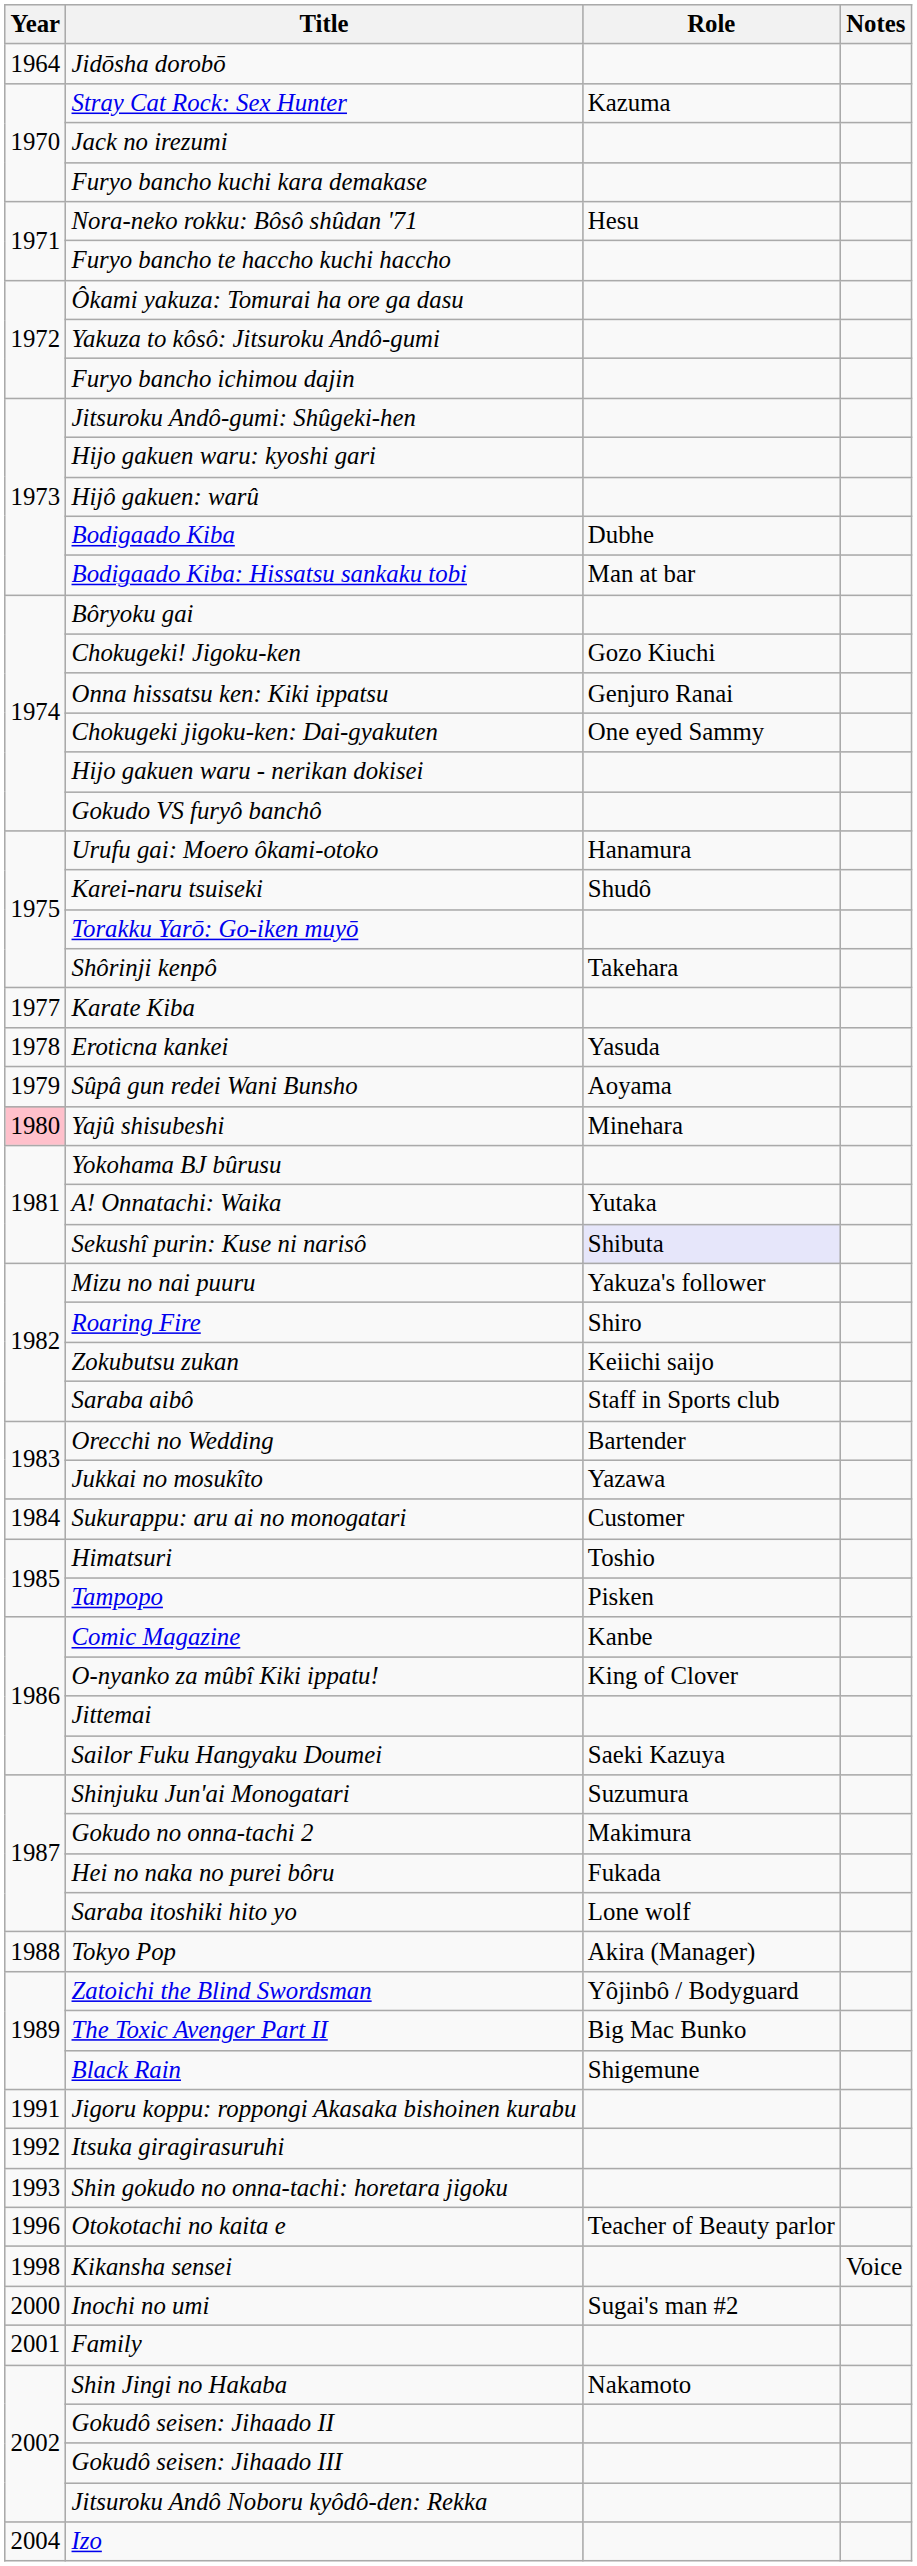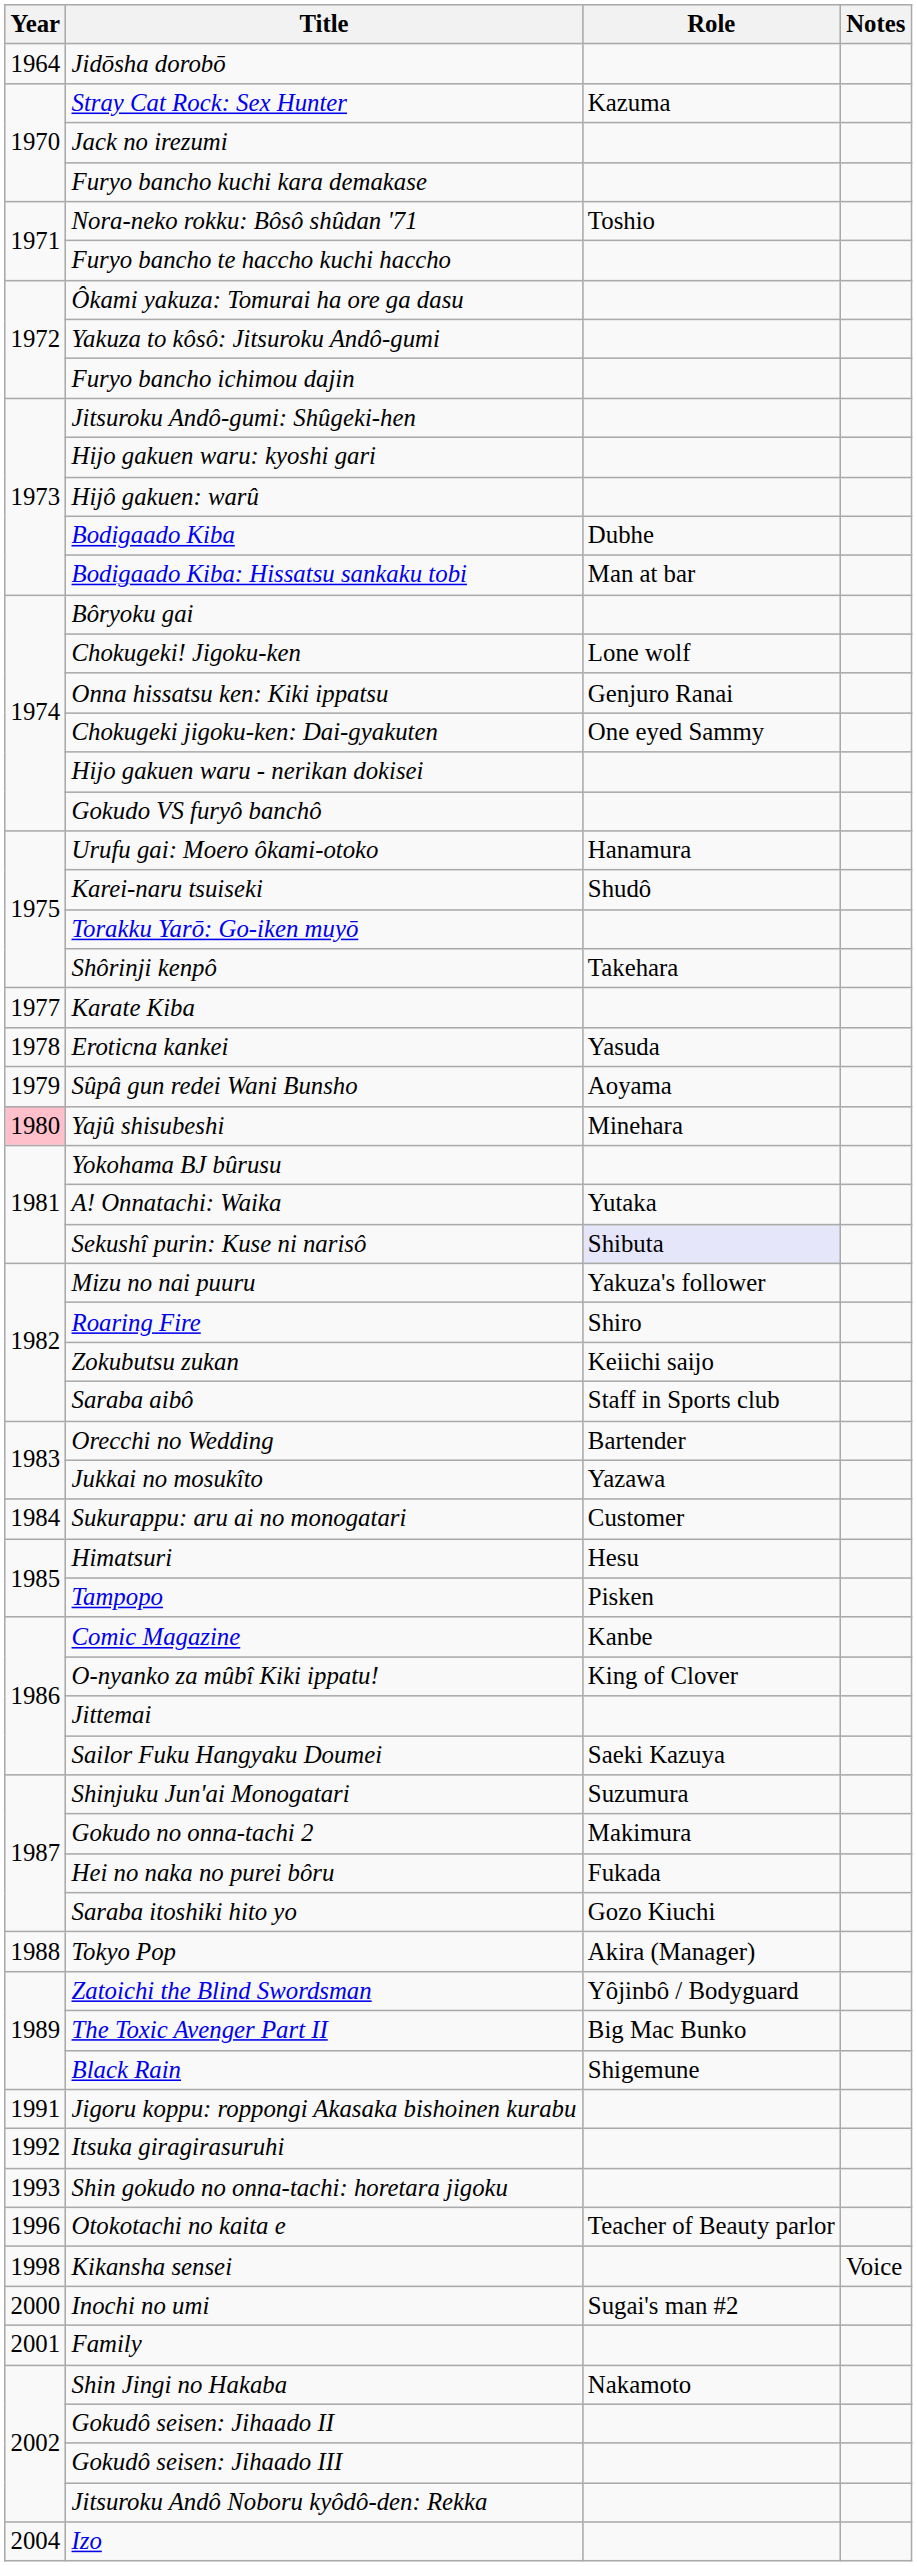(613, 220) Hesu -> (621, 220) Toshio
(652, 653) Gozo Kiuchi -> (639, 653) Lone wolf
(621, 1558) Toshio -> (613, 1558) Hesu
(639, 1912) Lone wolf -> (652, 1912) Gozo Kiuchi
